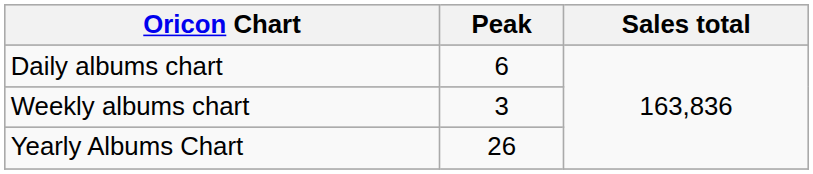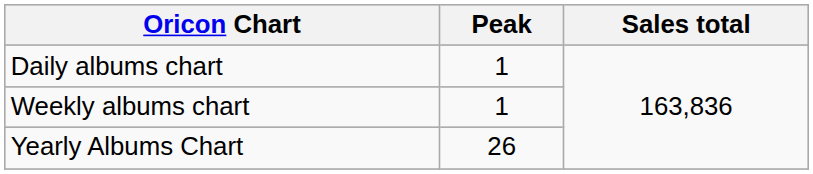(502, 65) 6 -> (502, 65) 1
(502, 106) 3 -> (502, 106) 1
